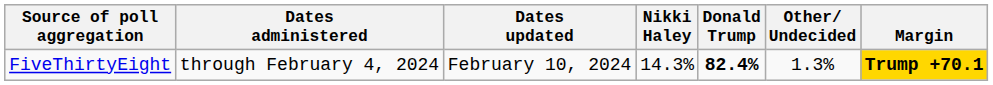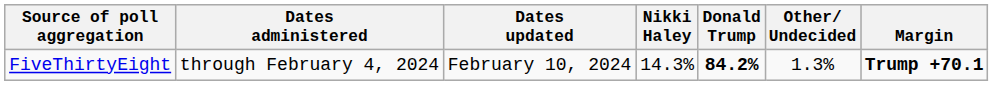(732, 65) 82.4% -> (732, 65) 84.2%
(924, 65) gold background -> (924, 65) no background
